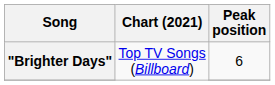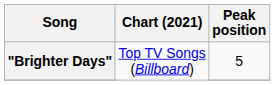(239, 61) 6 -> (239, 61) 5
